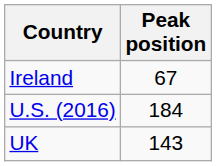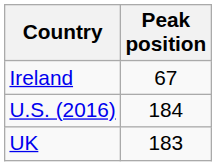(166, 143) 143 -> (166, 143) 183
